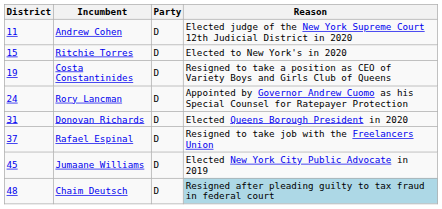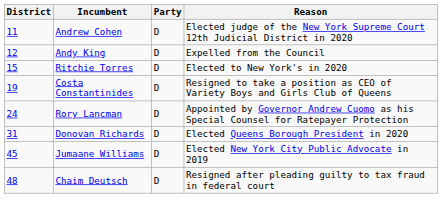+ row: (80, 53)
- row: (94, 139)
(305, 191) lightblue background -> (305, 180) no background
